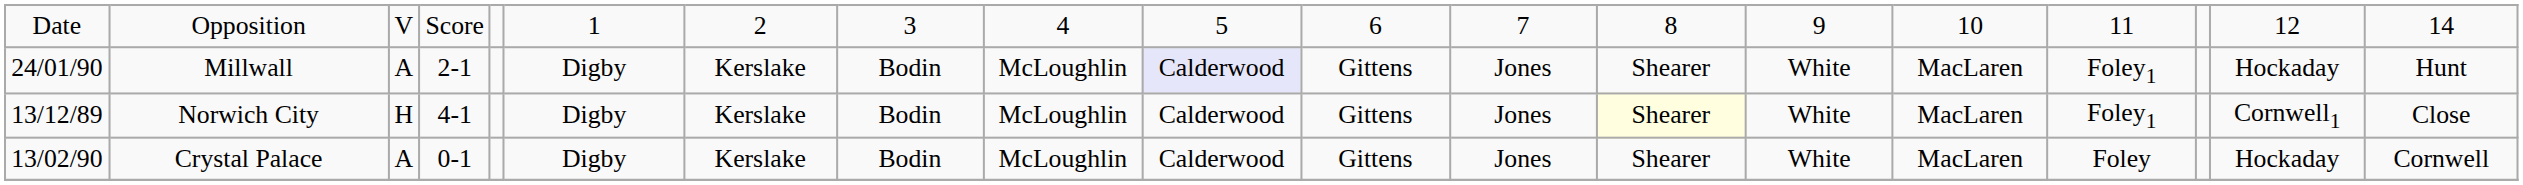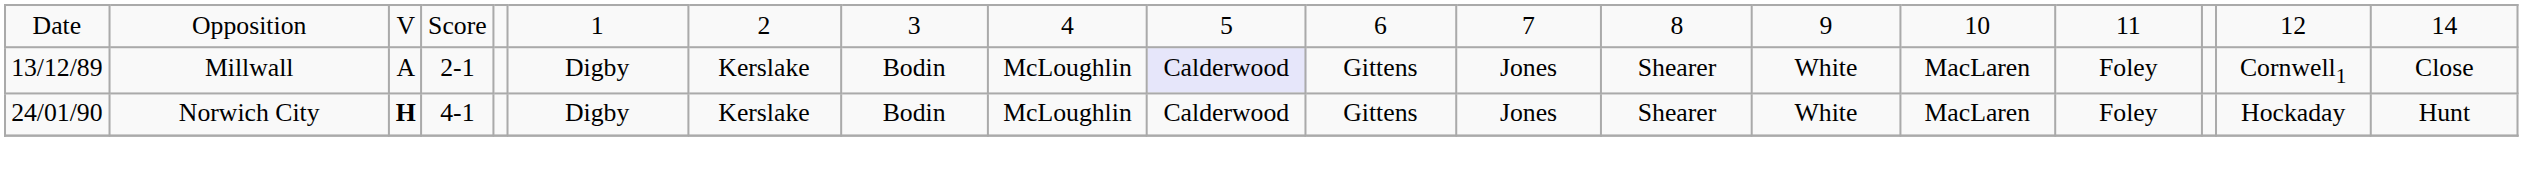(57, 69) 24/01/90 -> (57, 69) 13/12/89
(2122, 70) Foley1 -> (2128, 69) Foley
(2287, 69) Hockaday -> (2293, 70) Cornwell1
(2441, 69) Hunt -> (2444, 69) Close
(57, 114) 13/12/89 -> (57, 113) 24/01/90
(404, 114) normal -> (406, 113) bold
(1671, 114) lightyellow background -> (1677, 113) no background
(2122, 115) Foley1 -> (2128, 113) Foley
(2287, 115) Cornwell1 -> (2293, 113) Hockaday
(2441, 114) Close -> (2444, 113) Hunt
- row: (249, 158)
